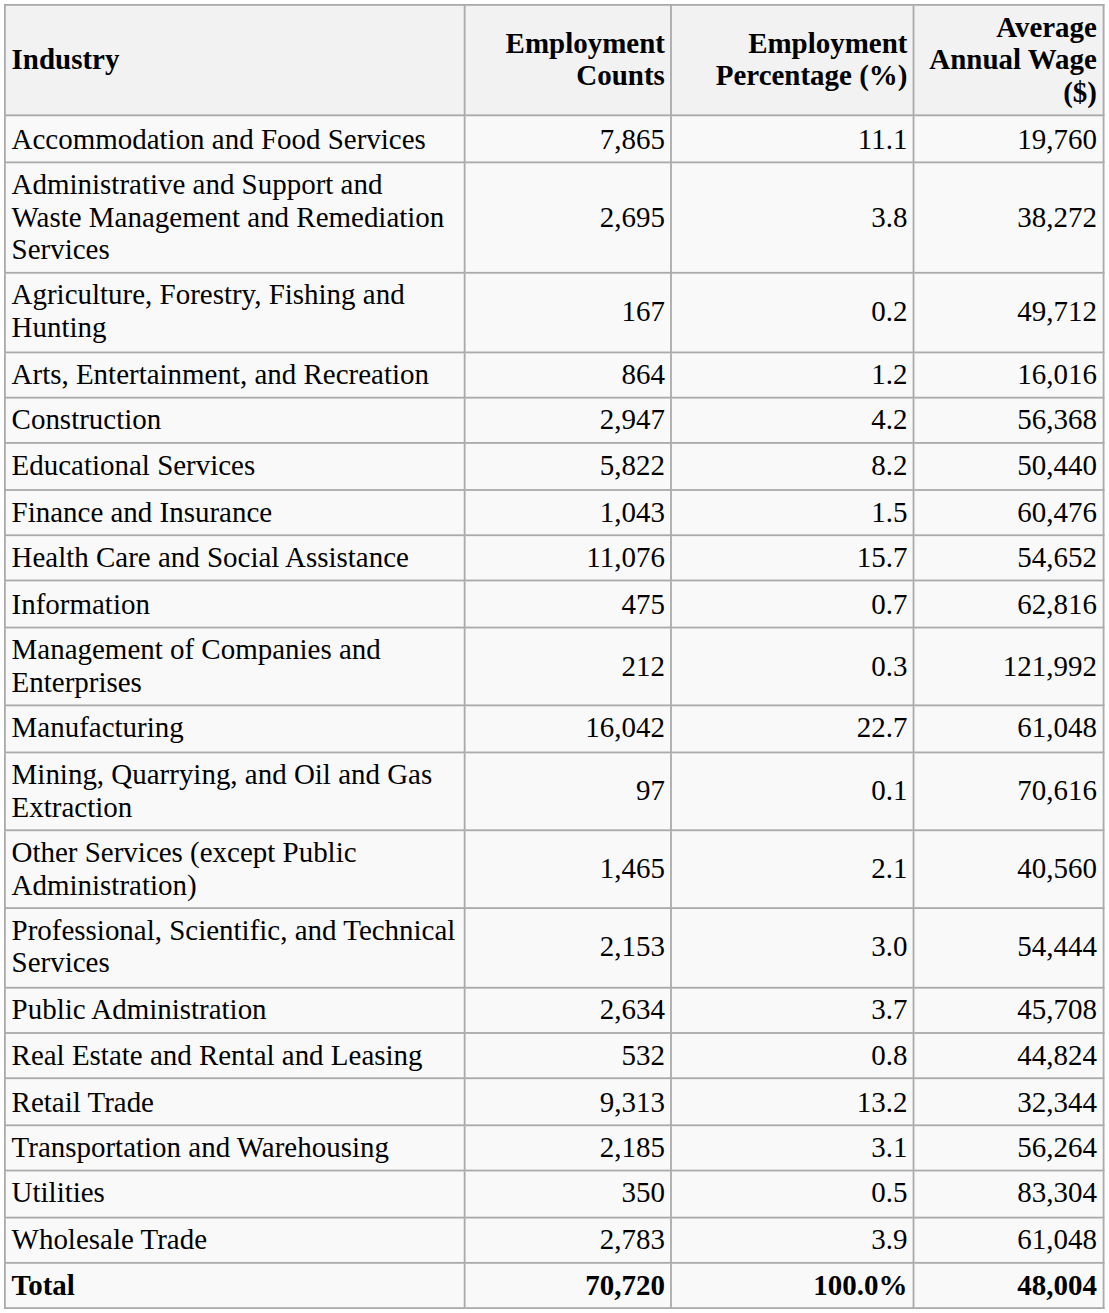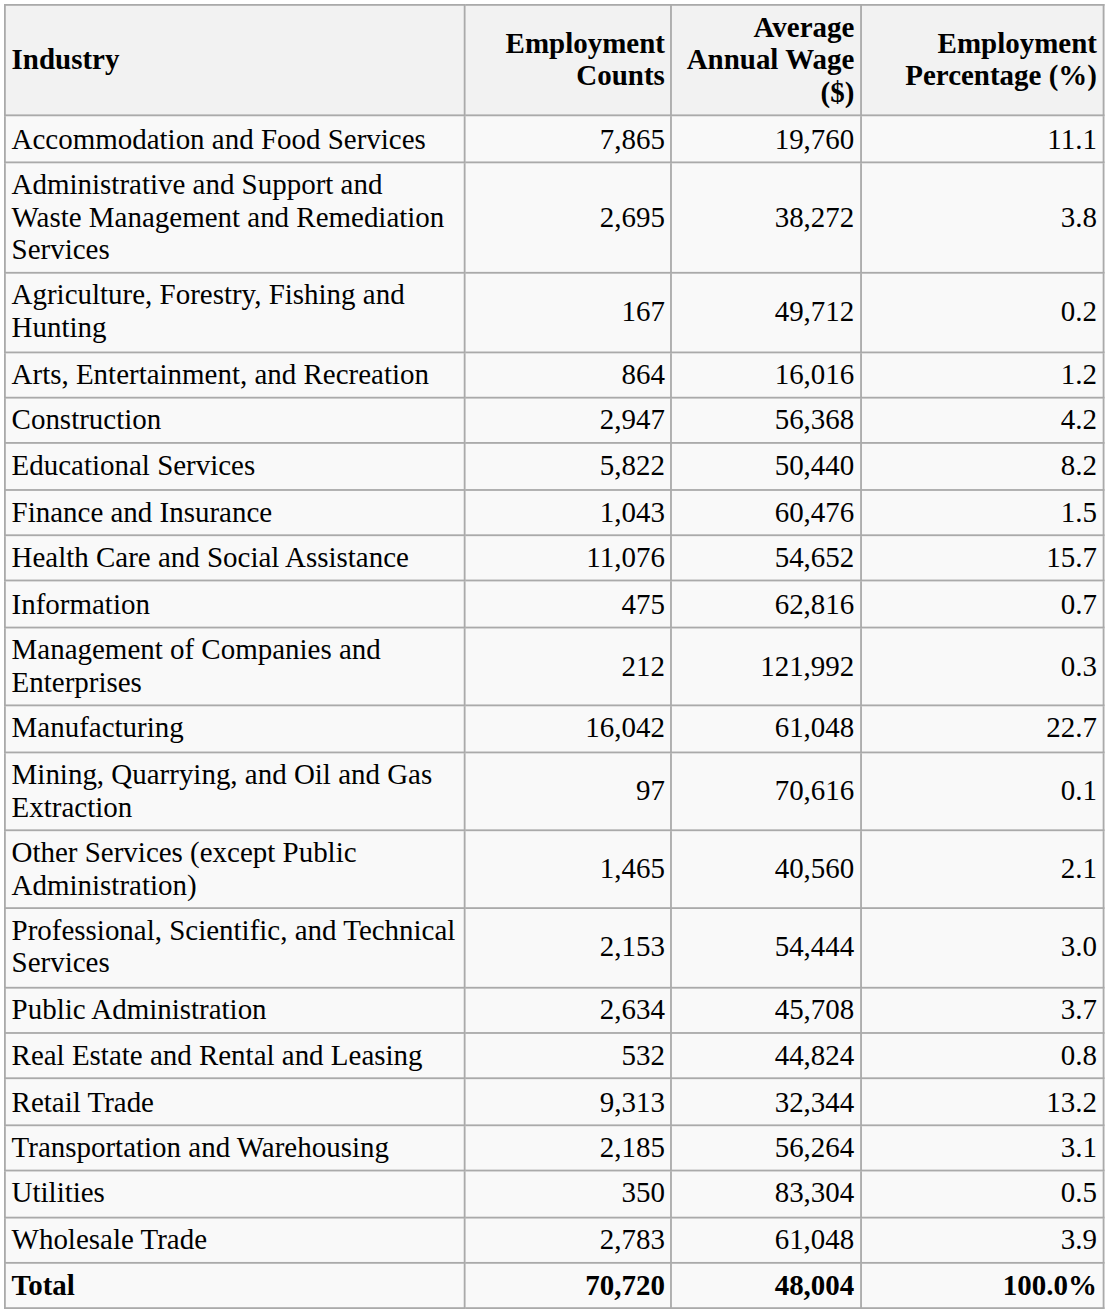columns swapped: (812, 60) <-> (1013, 60)
